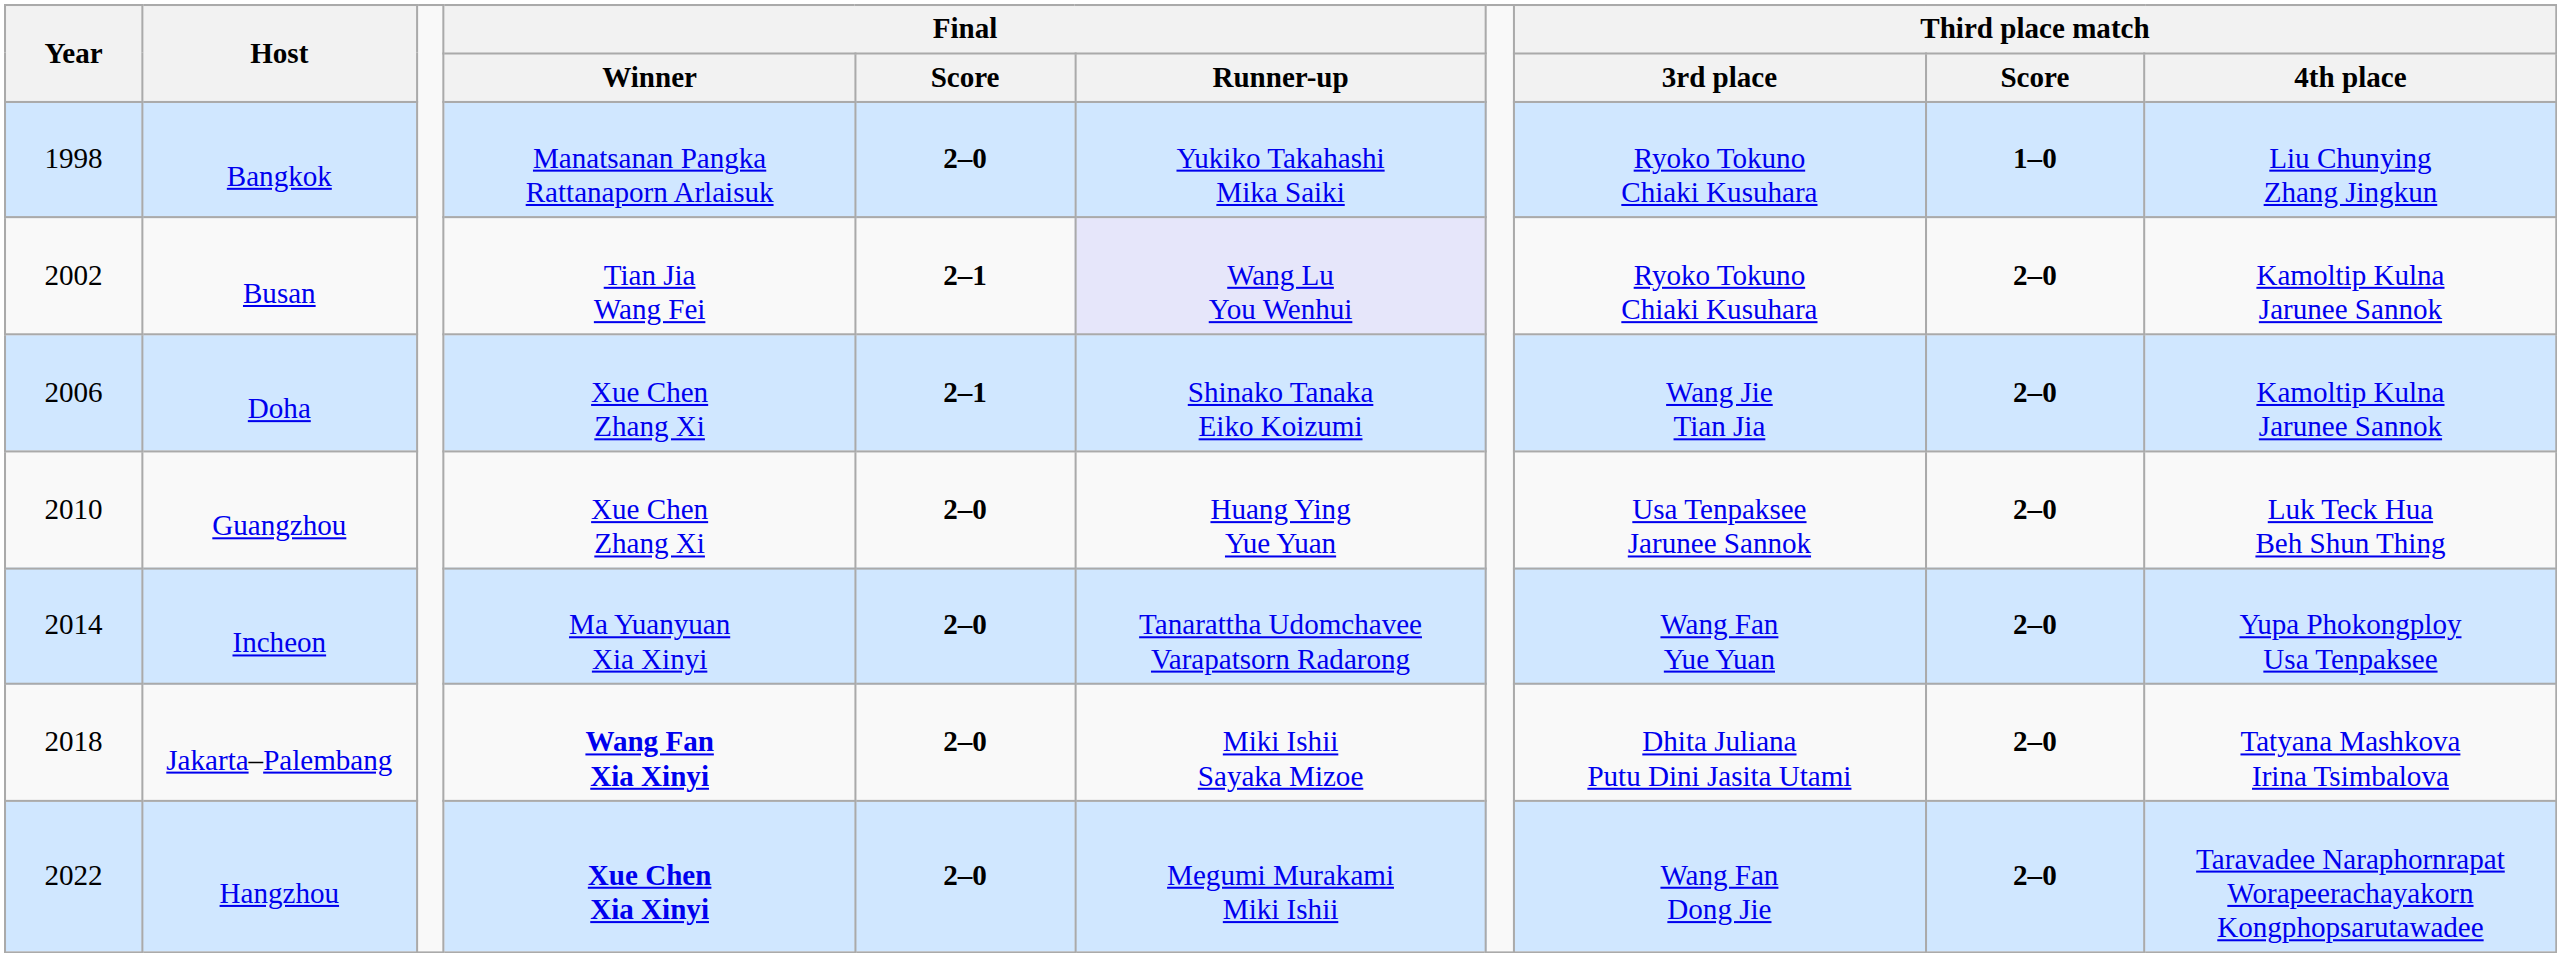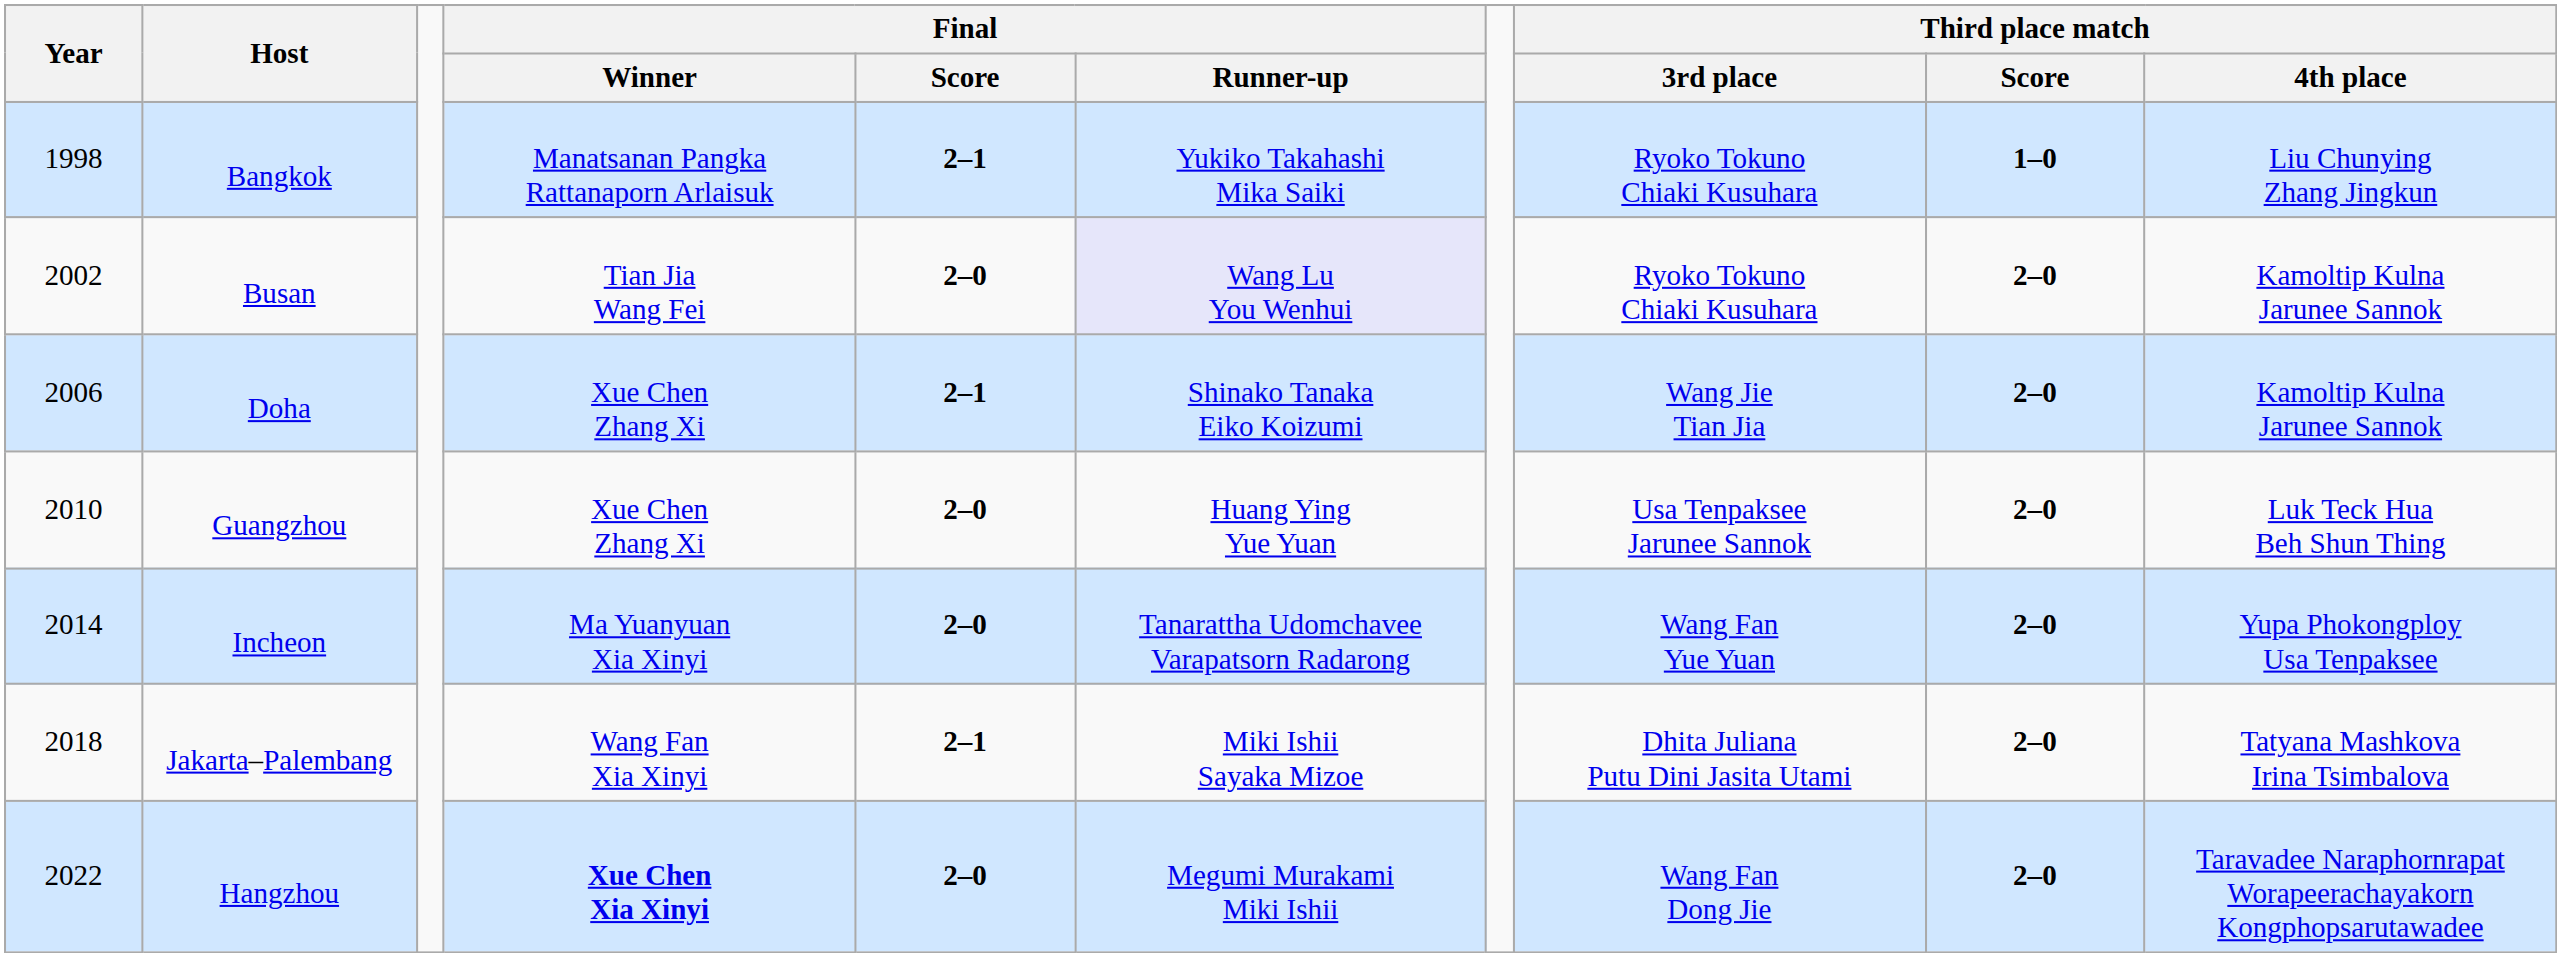(965, 159) 2–0 -> (965, 159) 2–1
(965, 275) 2–1 -> (965, 275) 2–0
(650, 759) bold -> (650, 759) normal
(965, 742) 2–0 -> (965, 742) 2–1
